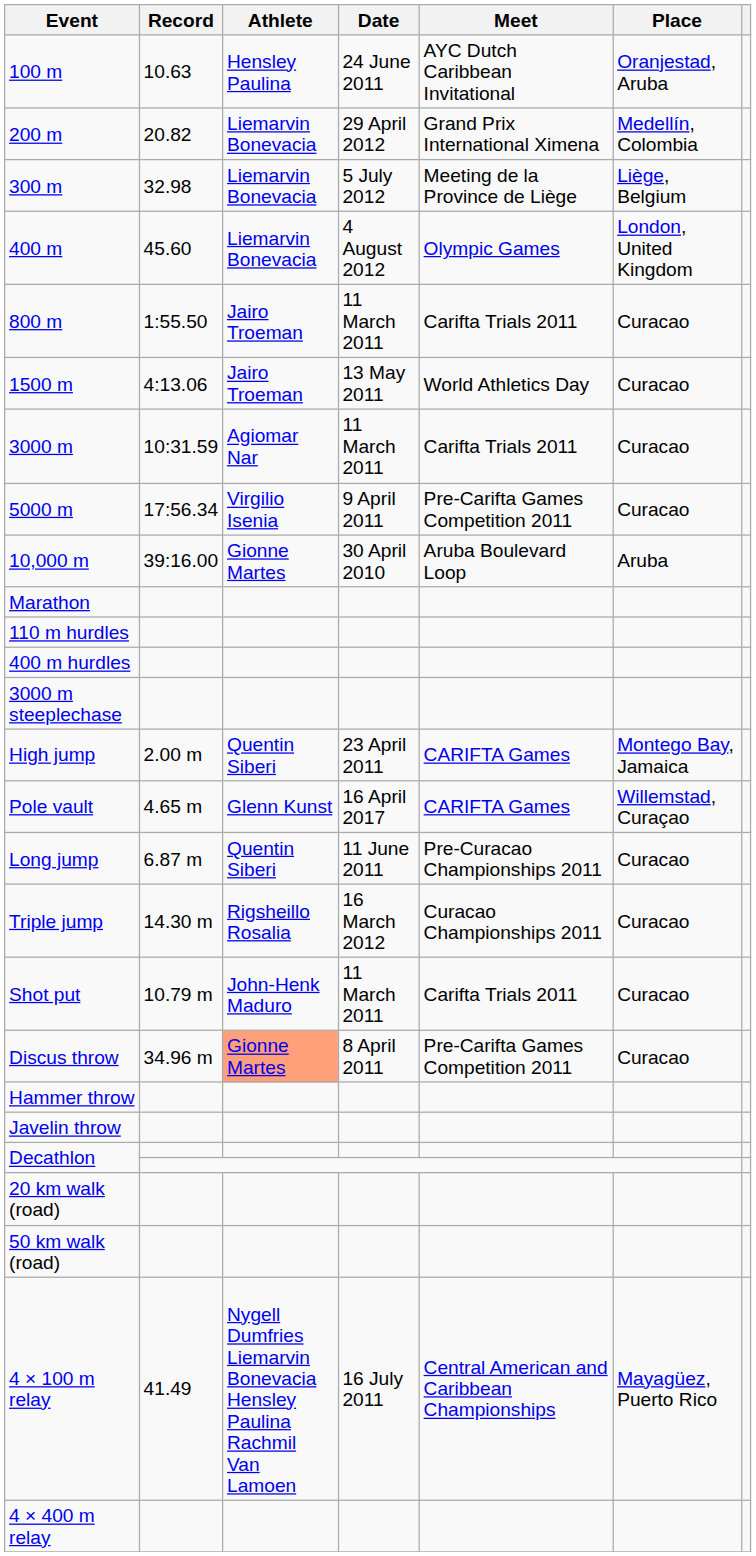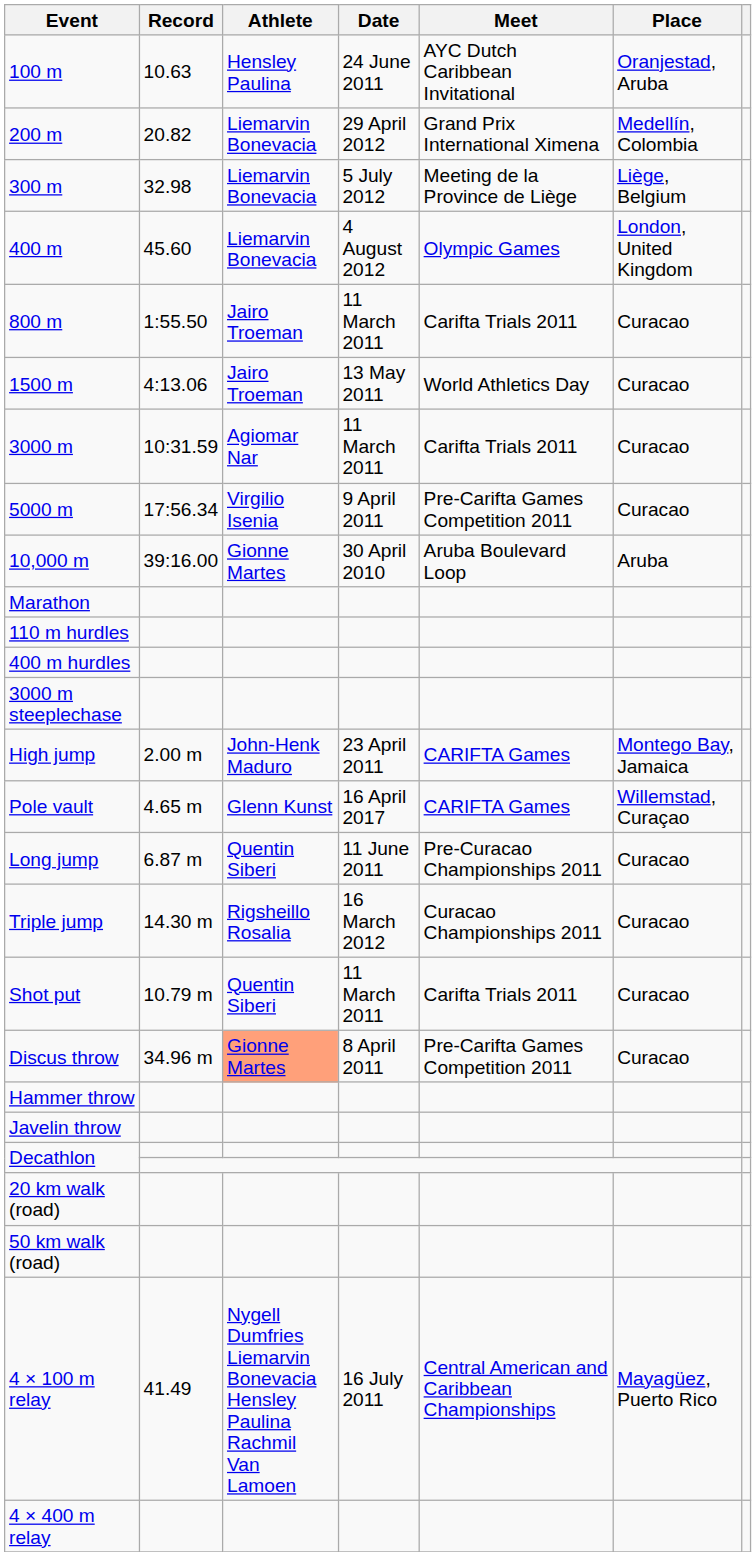(261, 755) Quentin Siberi -> (273, 755) John-Henk Maduro
(273, 994) John-Henk Maduro -> (261, 994) Quentin Siberi
